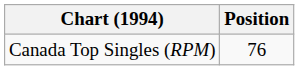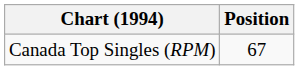(257, 49) 76 -> (257, 49) 67
